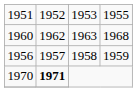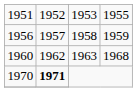rows swapped: (20, 55) <-> (20, 35)
